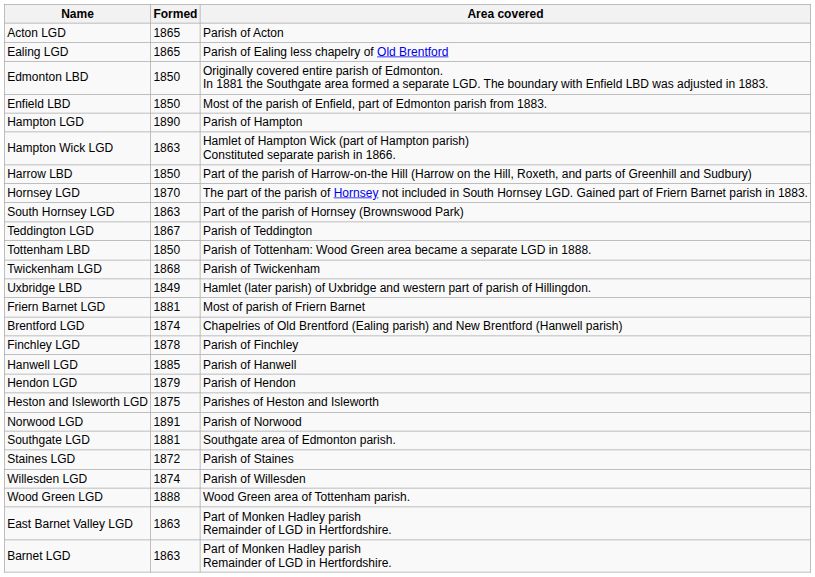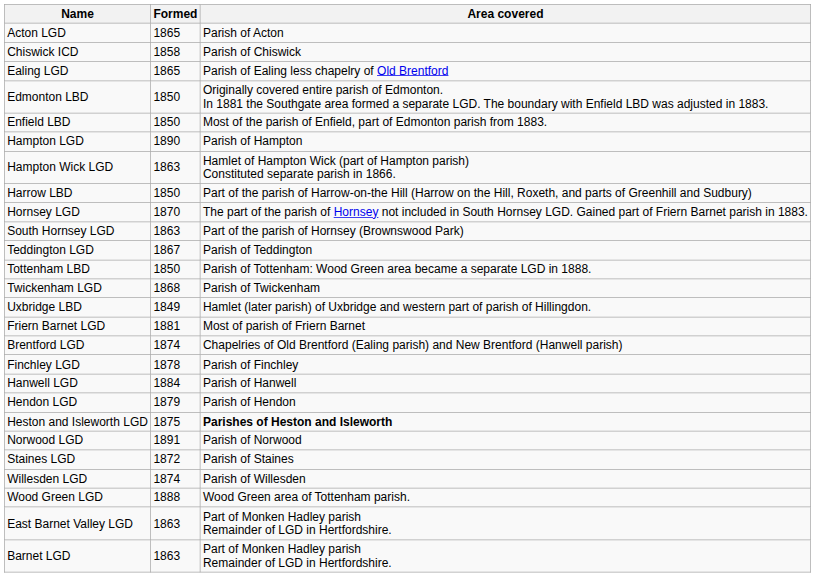+ row: (43, 52)
(167, 364) 1885 -> (167, 383) 1884
(291, 402) normal -> (298, 421) bold
- row: (49, 440)
